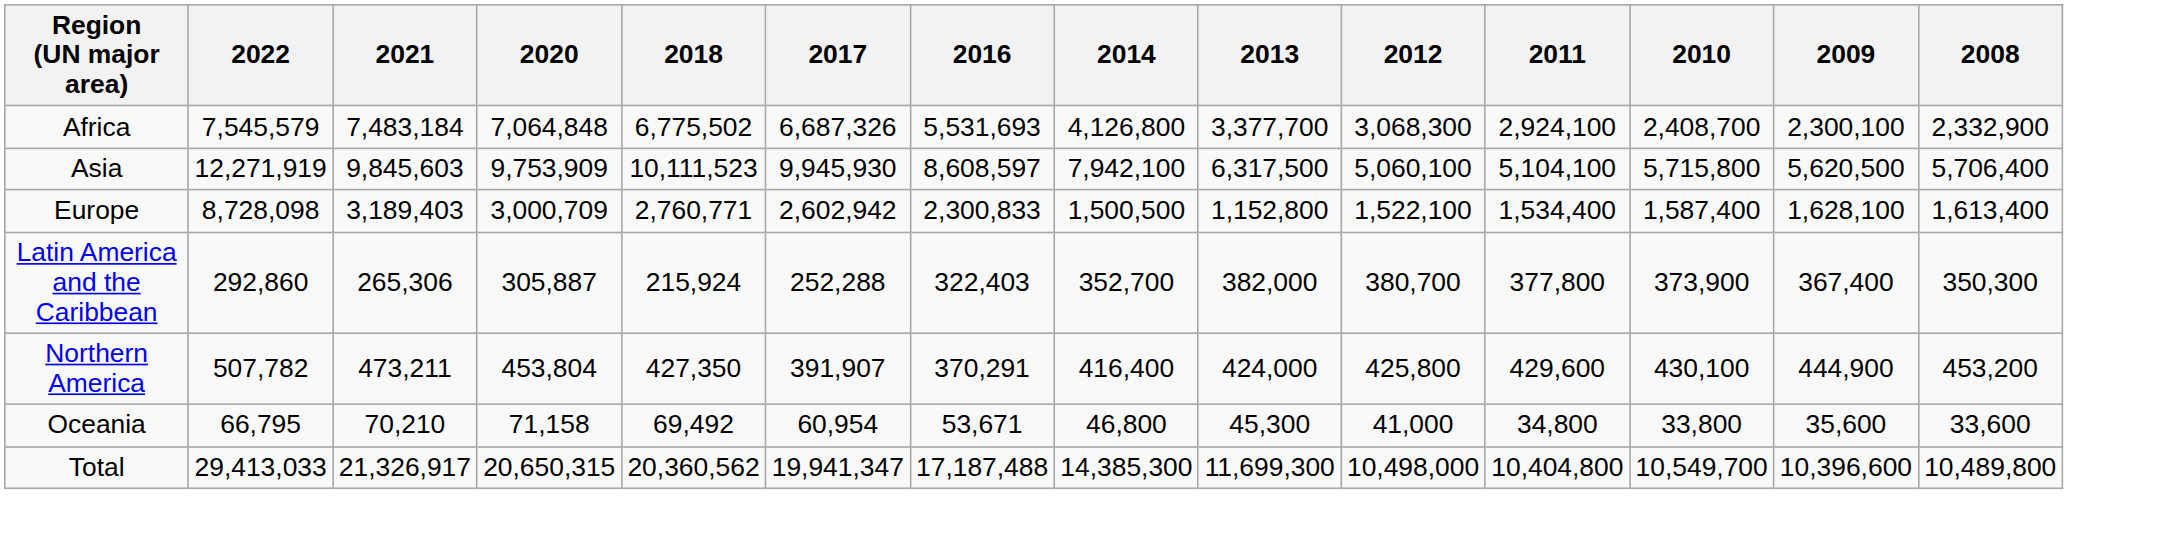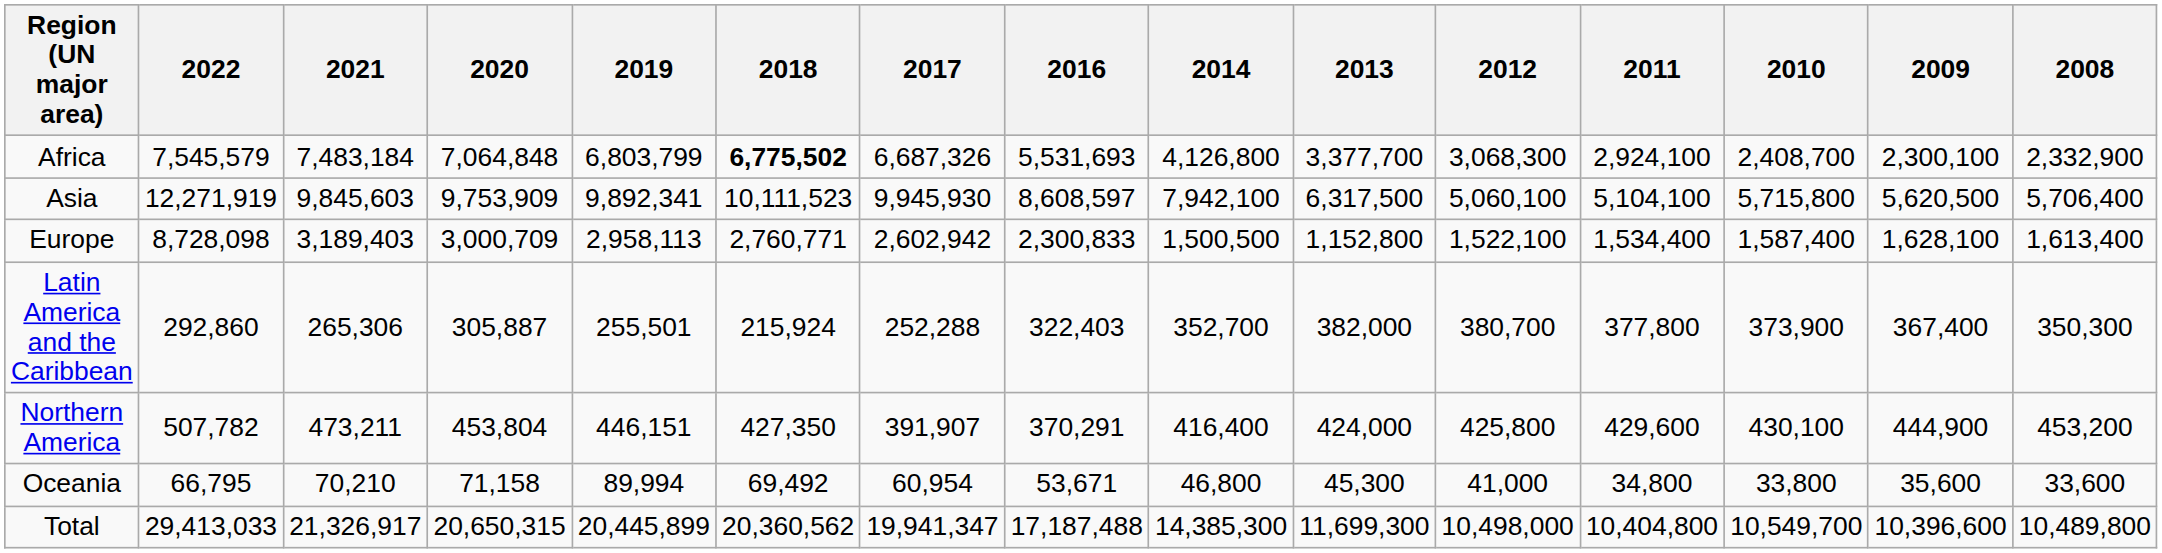+ column: (644, 69)
(693, 126) normal -> (788, 156) bold
